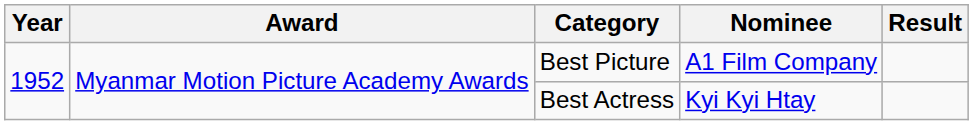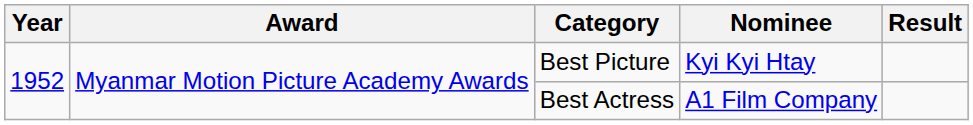(781, 61) A1 Film Company -> (750, 61) Kyi Kyi Htay
(750, 100) Kyi Kyi Htay -> (781, 100) A1 Film Company
